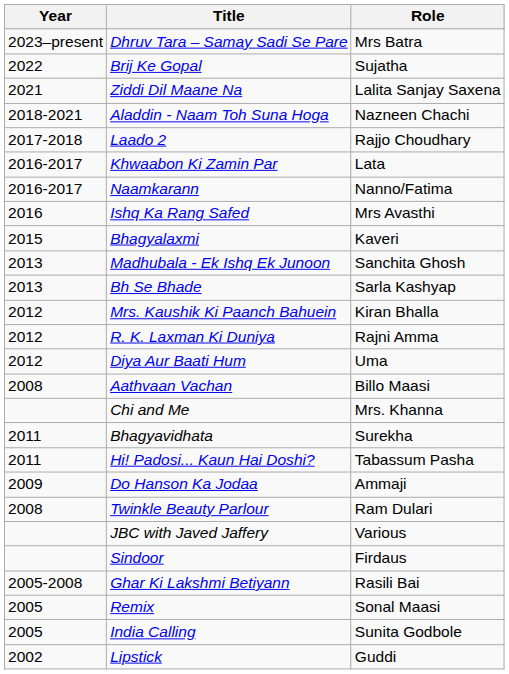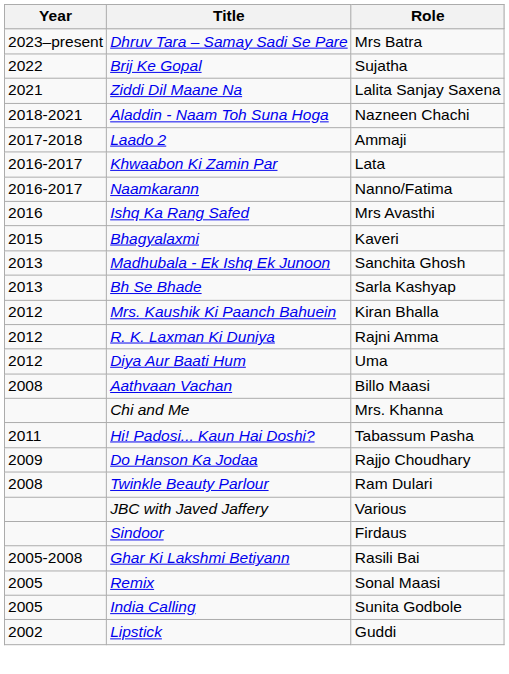(413, 139) Rajjo Choudhary -> (381, 139) Ammaji
- row: (161, 435)
(381, 484) Ammaji -> (413, 459) Rajjo Choudhary
